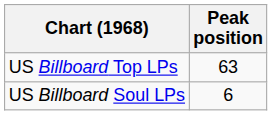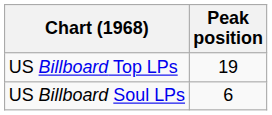(228, 67) 63 -> (228, 67) 19
